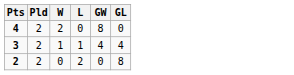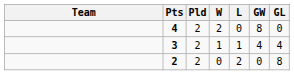+ column: (84, 13)
